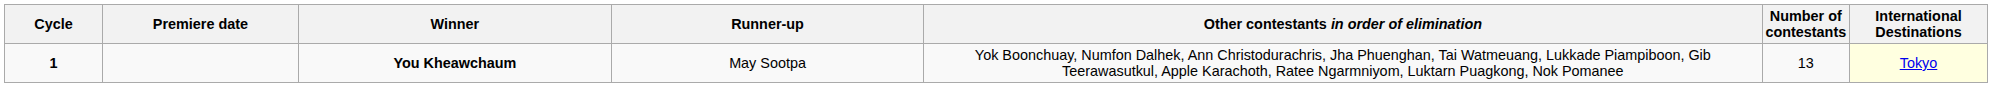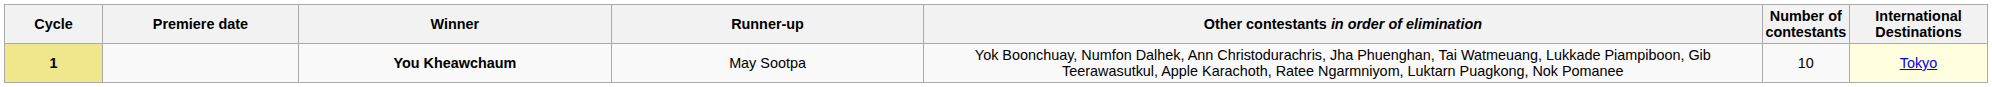(54, 63) no background -> (54, 63) khaki background
(1806, 63) 13 -> (1806, 63) 10
